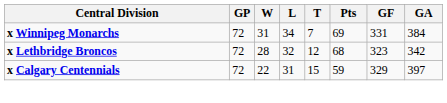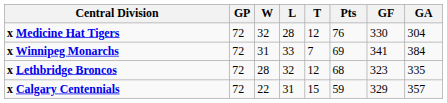+ row: (63, 32)
(288, 32) 34 -> (288, 51) 33
(379, 32) 331 -> (379, 51) 341
(416, 51) 342 -> (416, 70) 335
(416, 70) 397 -> (416, 88) 357
